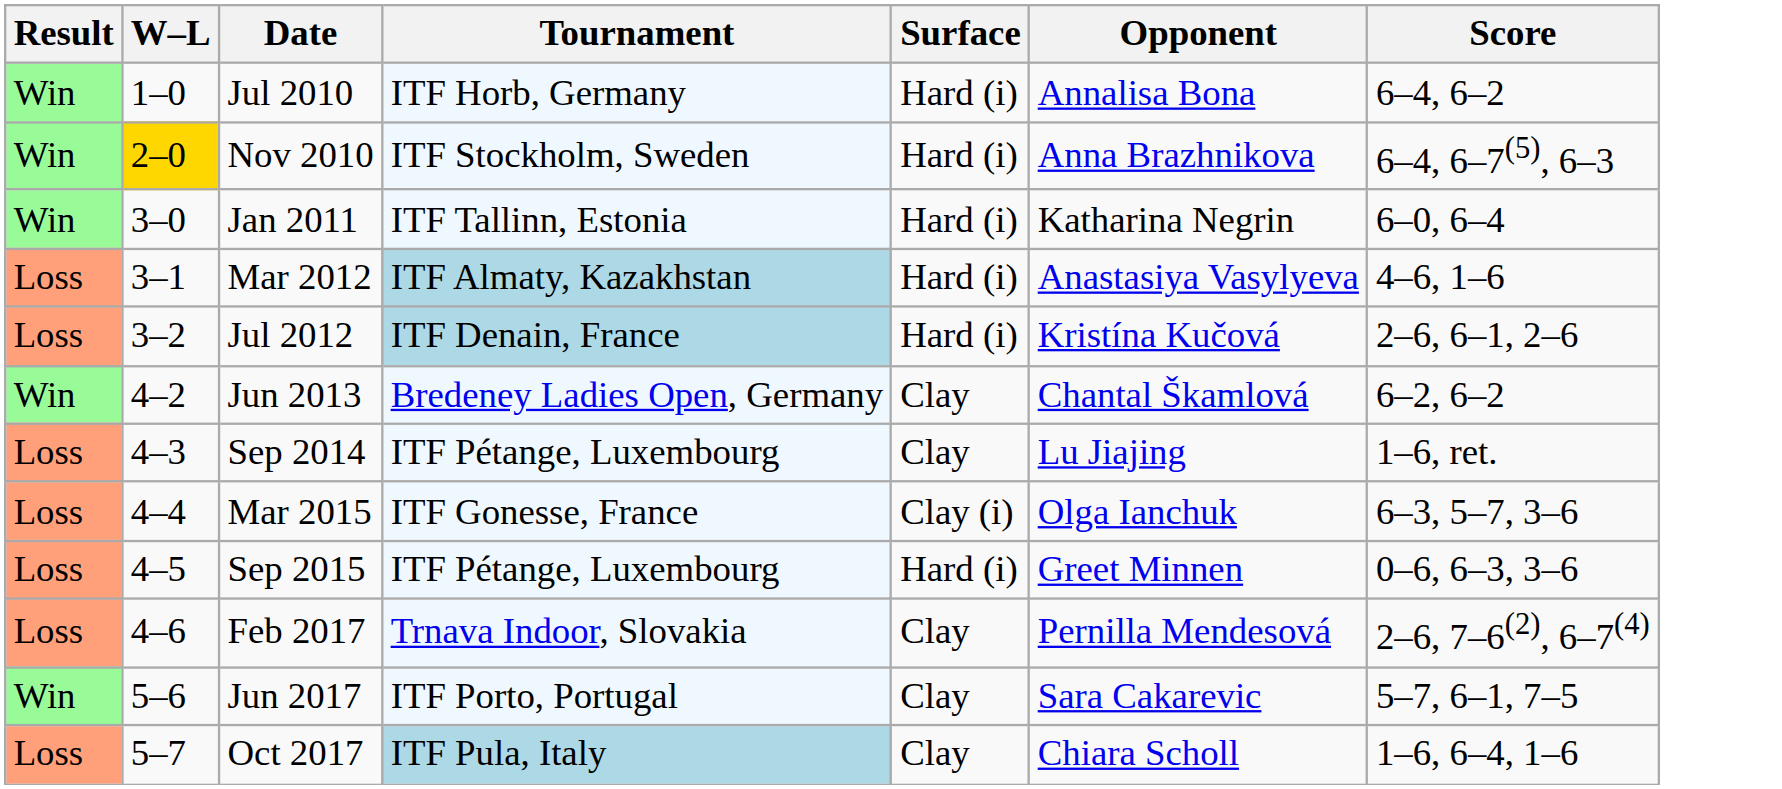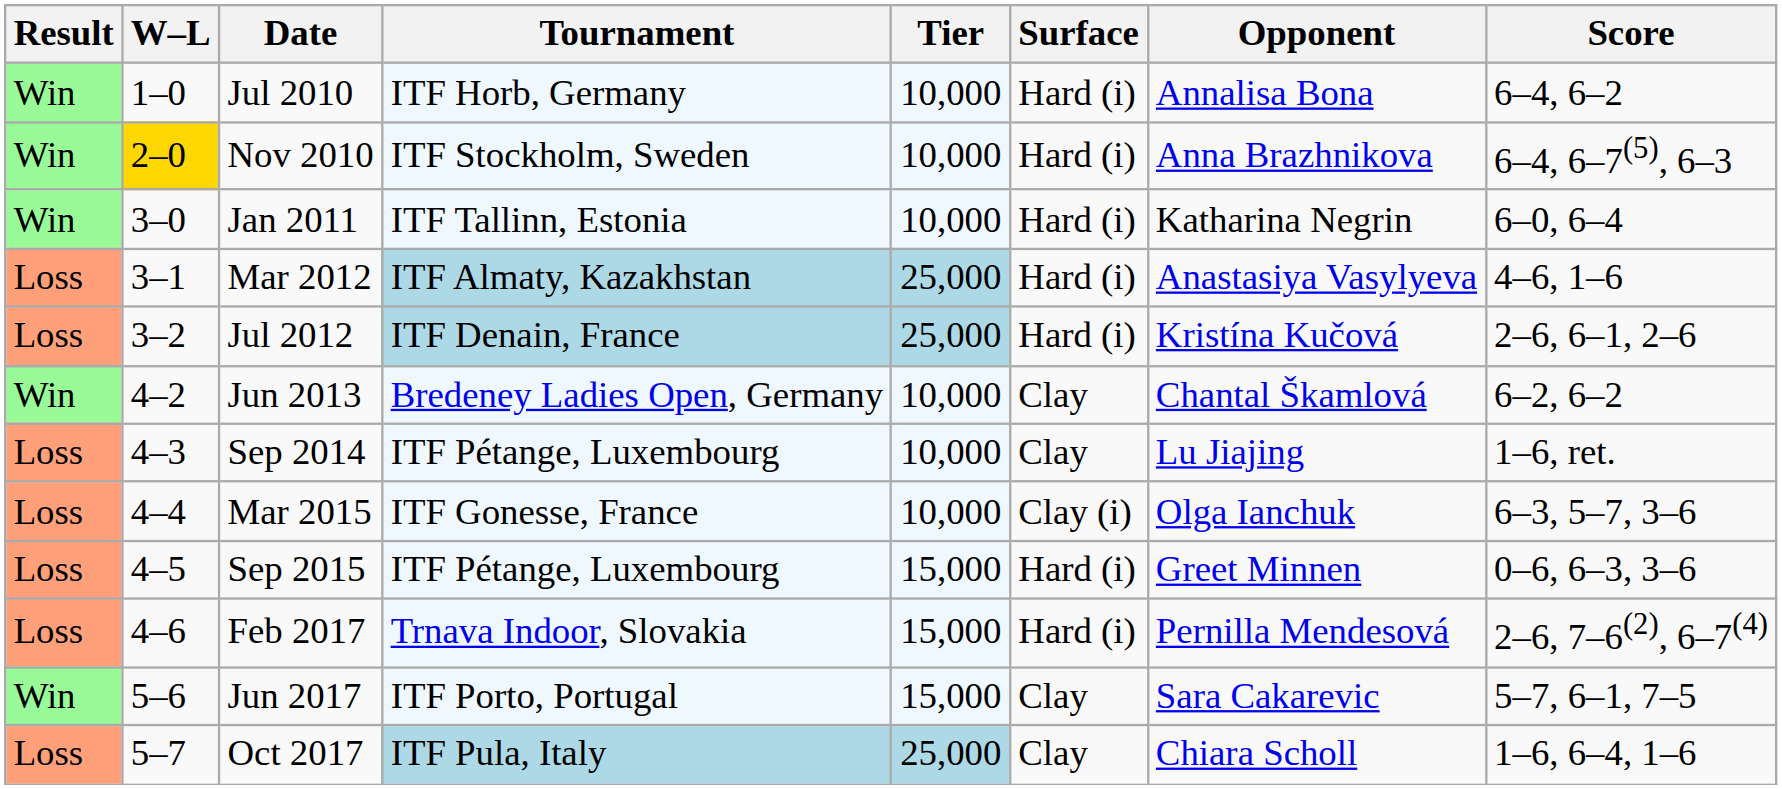+ column: (951, 33)
(935, 632) Clay -> (1077, 632) Hard (i)
